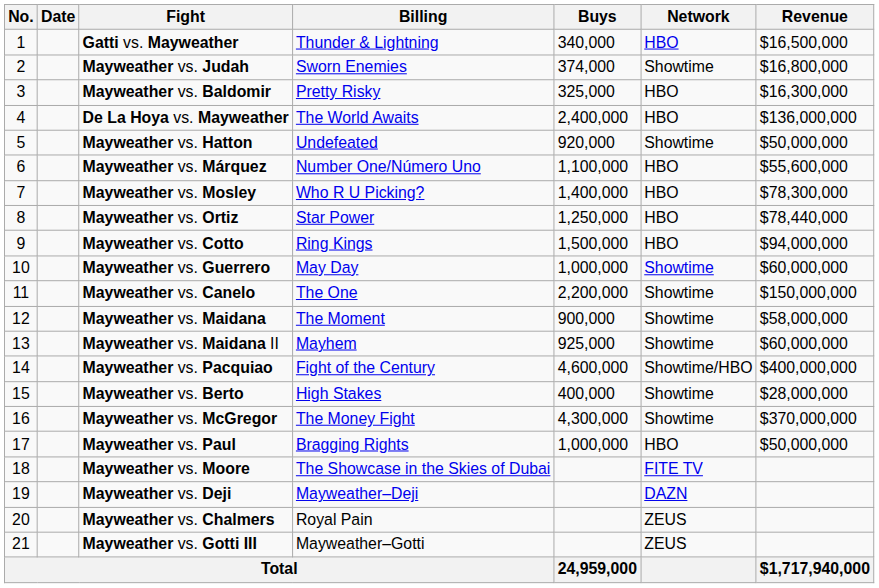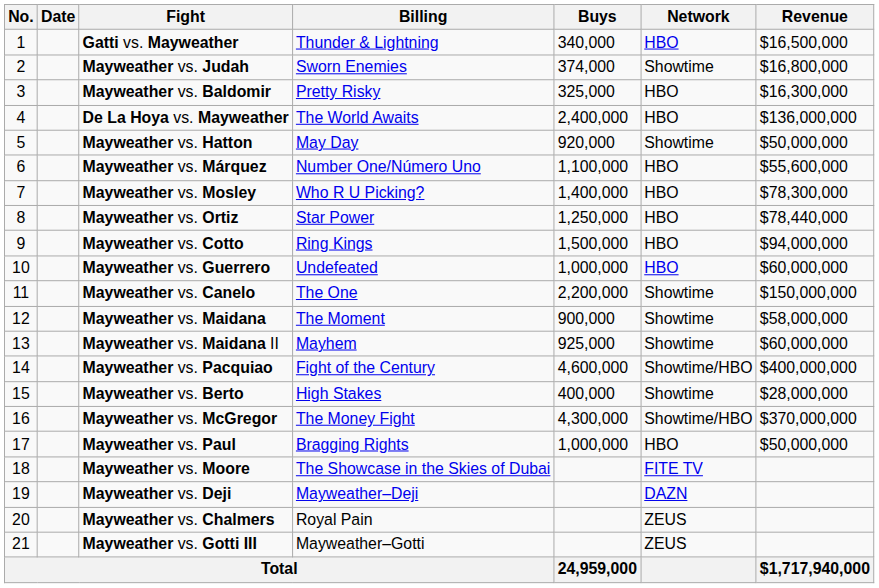(337, 142) Undefeated -> (327, 142) May Day
(327, 268) May Day -> (337, 268) Undefeated
(679, 268) Showtime -> (661, 268) HBO
(679, 419) Showtime -> (698, 419) Showtime/HBO
